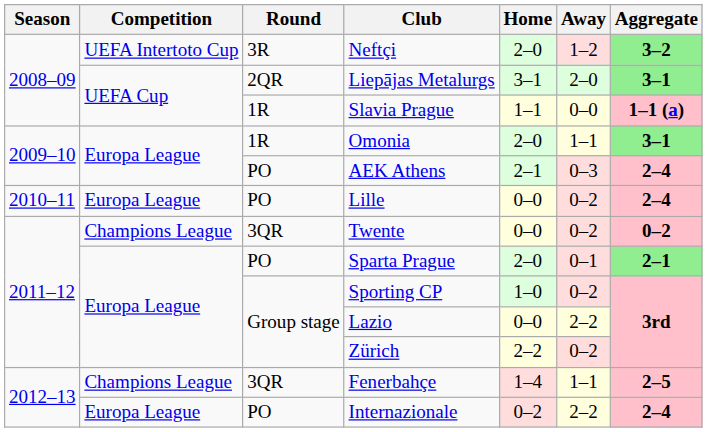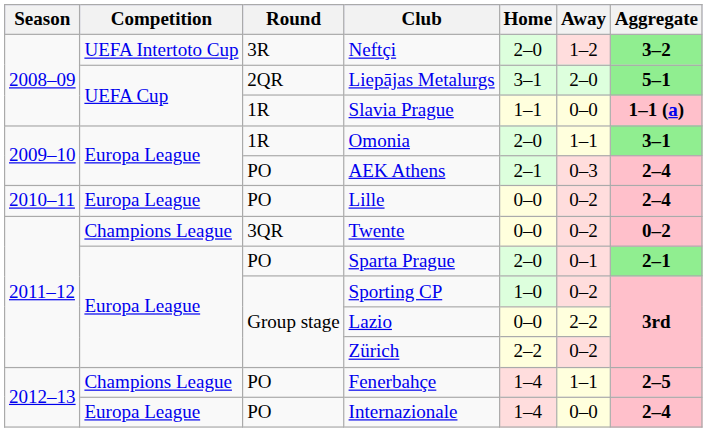(656, 79) 3–1 -> (656, 79) 5–1
(265, 381) 3QR -> (259, 381) PO
(528, 412) 0–2 -> (528, 412) 1–4
(583, 412) 2–2 -> (583, 412) 0–0
